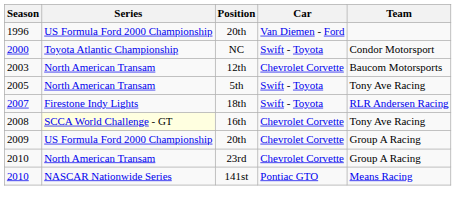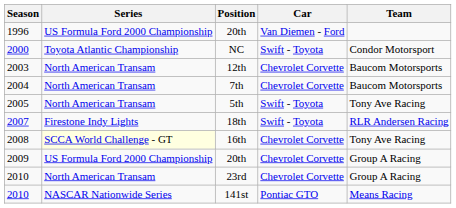+ row: (18, 85)
